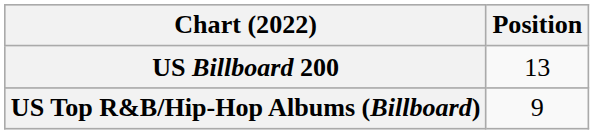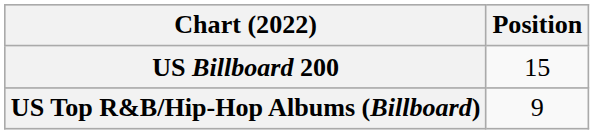(537, 66) 13 -> (537, 66) 15
